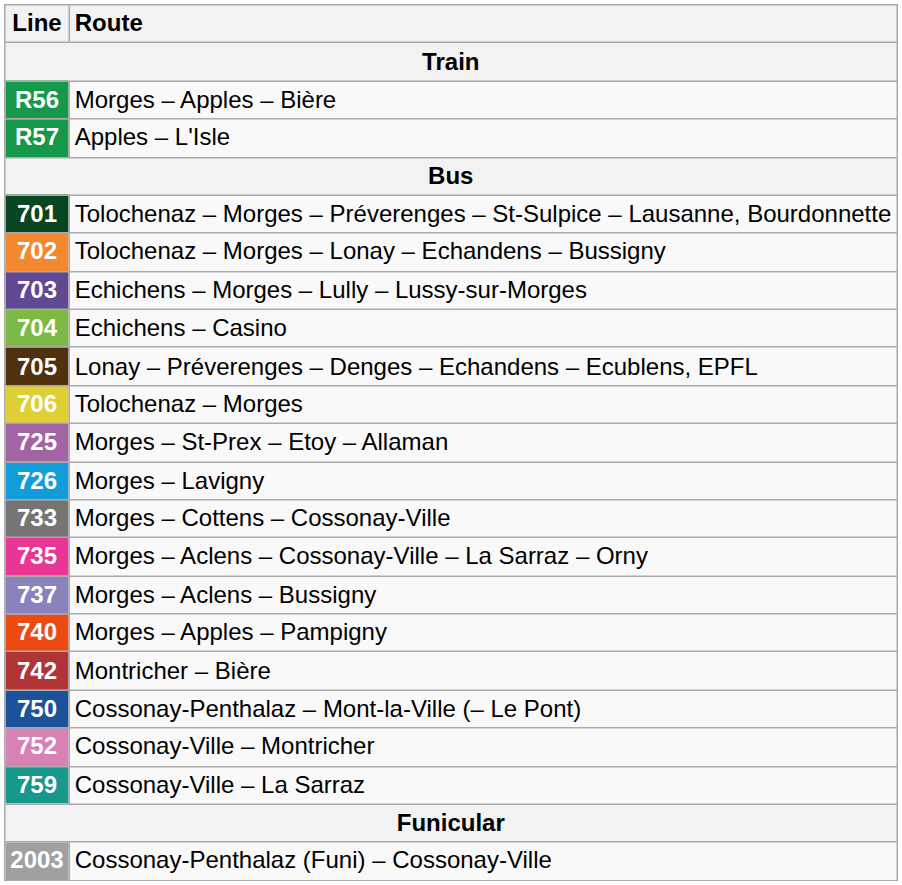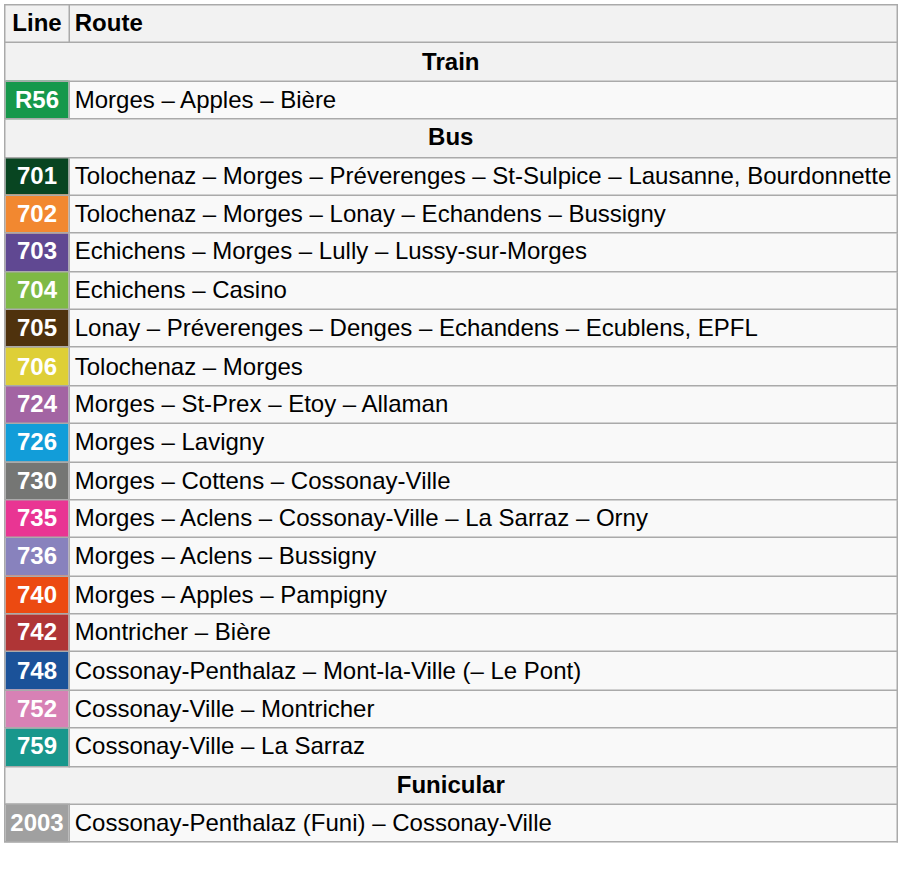- row: (152, 137)
(37, 442) 725 -> (37, 404) 724
(37, 518) 733 -> (37, 480) 730
(37, 594) 737 -> (37, 556) 736
(37, 708) 750 -> (37, 670) 748
